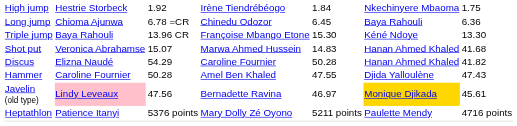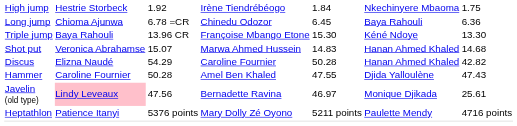(474, 48) 41.68 -> (474, 48) 14.68
(474, 62) 41.82 -> (474, 62) 42.82
(401, 94) gold background -> (401, 94) no background
(474, 94) 45.61 -> (474, 94) 25.61
